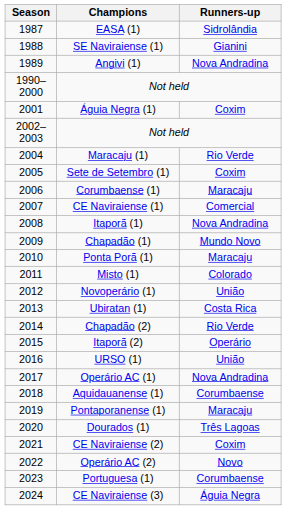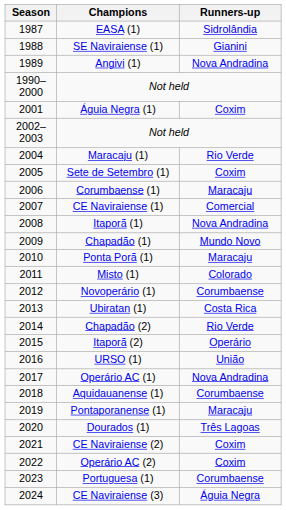(230, 292) União -> (230, 292) Corumbaense
(230, 462) Novo -> (230, 462) Coxim
